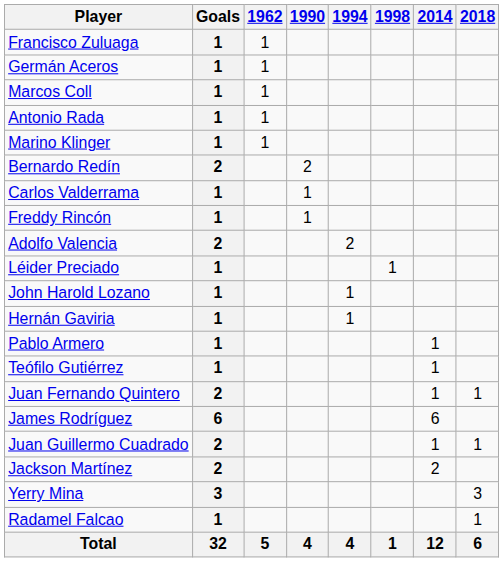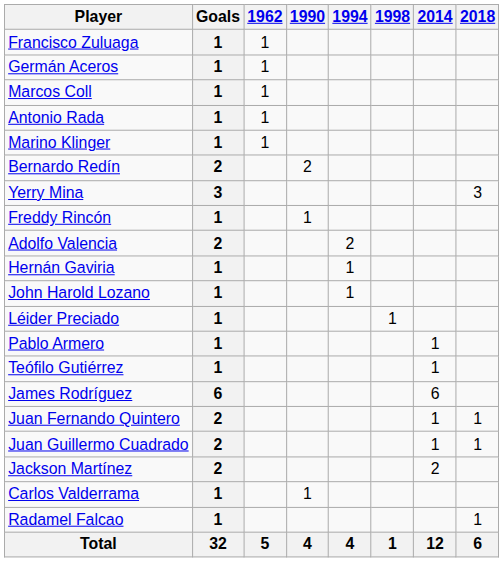rows swapped: (74, 192) <-> (46, 494)
rows swapped: (61, 318) <-> (64, 268)
rows swapped: (70, 419) <-> (94, 393)
